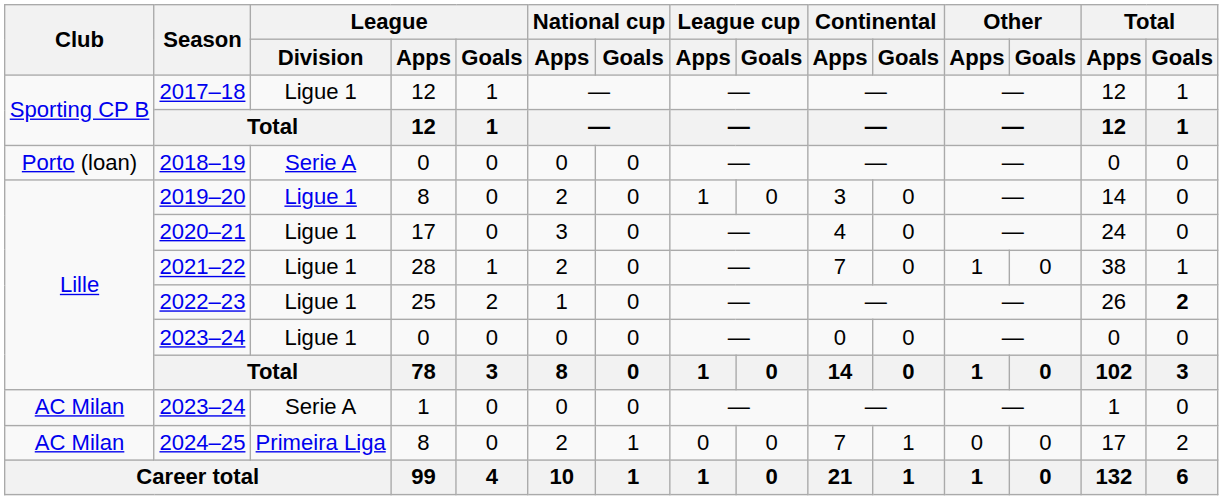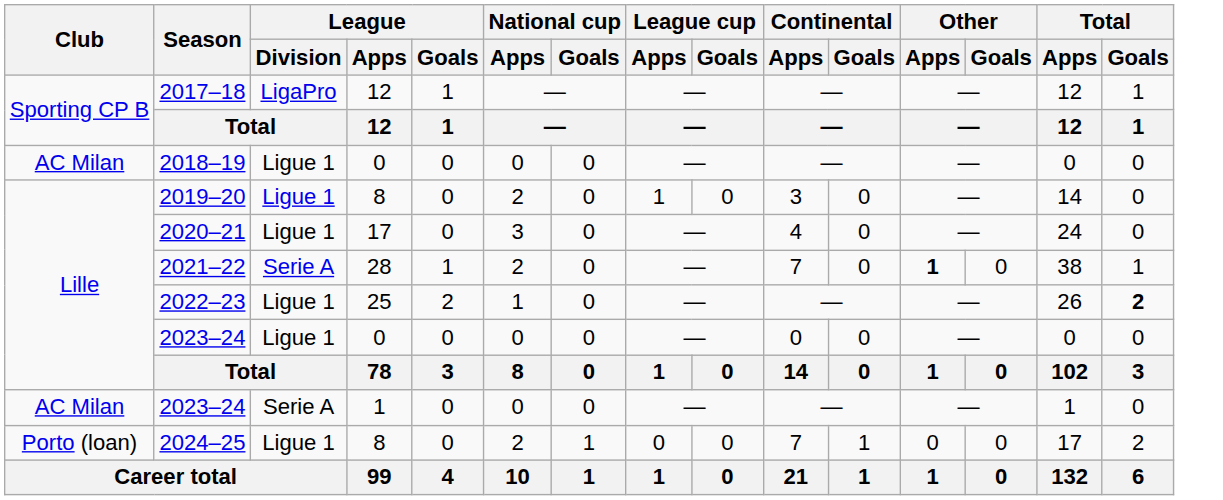(321, 92) Ligue 1 -> (299, 92) LigaPro
(80, 162) Porto (loan) -> (80, 162) AC Milan
(321, 162) Serie A -> (299, 162) Ligue 1
(321, 267) Ligue 1 -> (299, 267) Serie A
(977, 267) normal -> (933, 267) bold
(80, 442) AC Milan -> (80, 442) Porto (loan)
(321, 442) Primeira Liga -> (299, 442) Ligue 1
